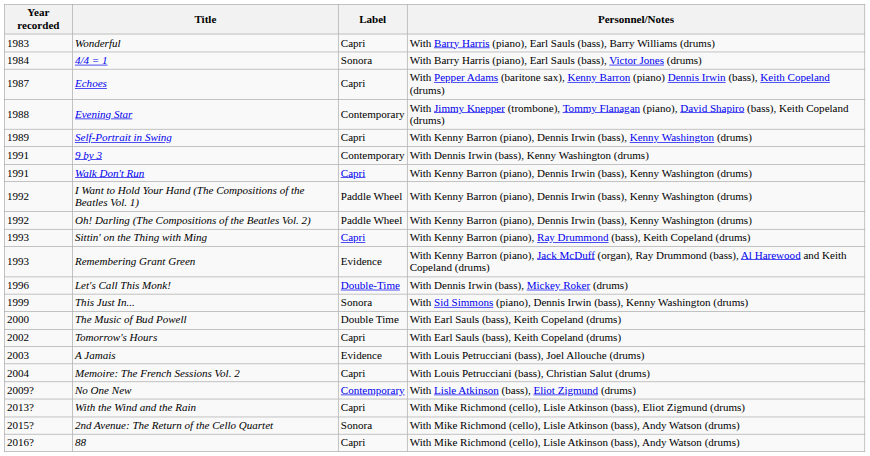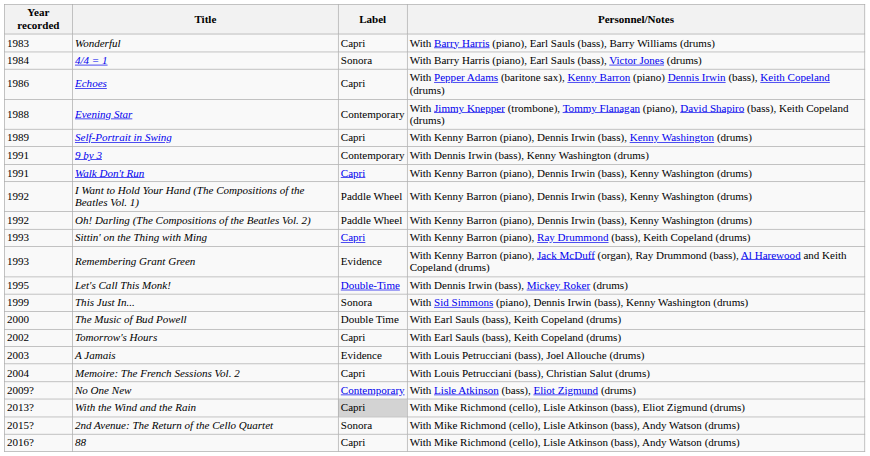(18, 84) 1987 -> (18, 84) 1986
(18, 285) 1996 -> (18, 285) 1995
(353, 408) no background -> (353, 408) lightgrey background
